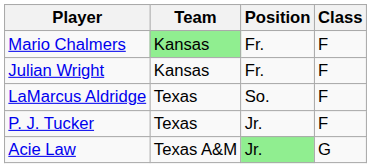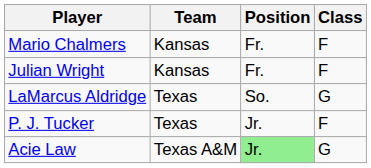(182, 44) lightgreen background -> (182, 44) no background
(323, 96) F -> (325, 96) G
